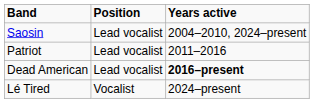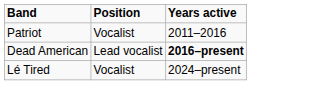- row: (25, 32)
(128, 51) Lead vocalist -> (114, 32) Vocalist
